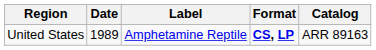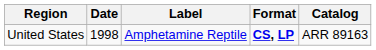(104, 34) 1989 -> (104, 34) 1998
